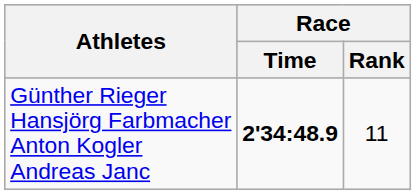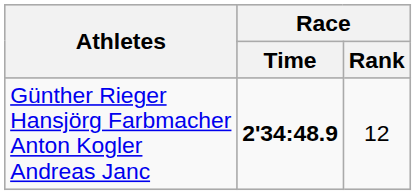(377, 134) 11 -> (377, 134) 12
